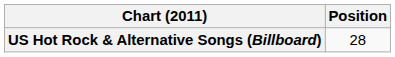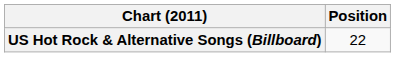(358, 39) 28 -> (358, 39) 22
